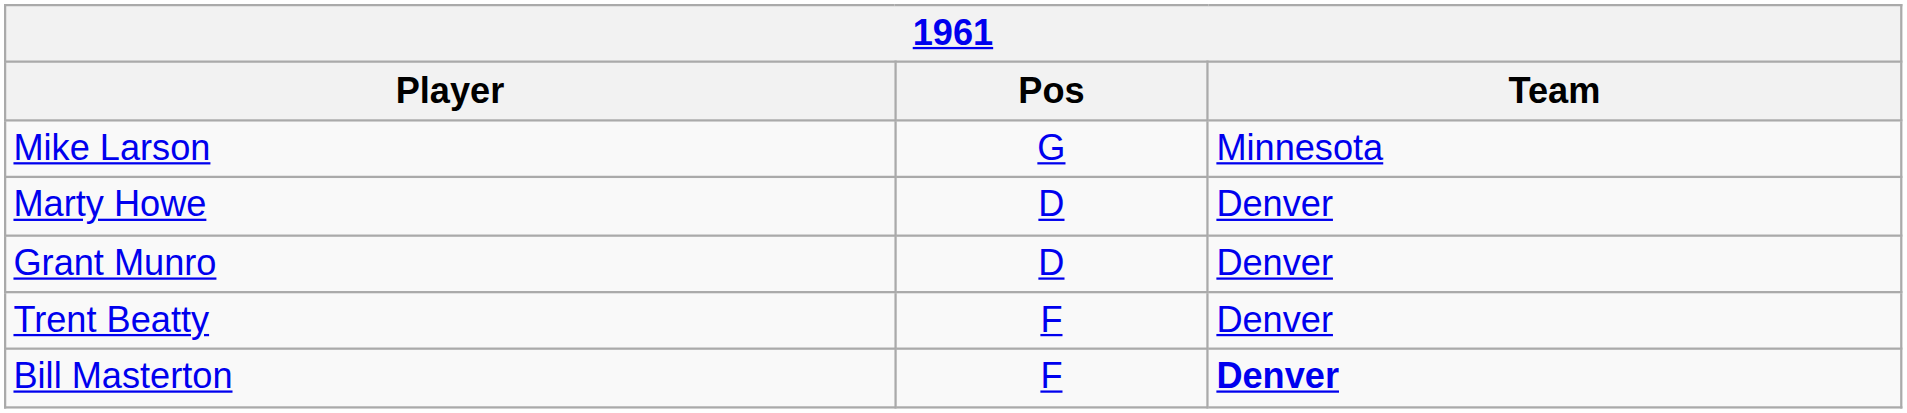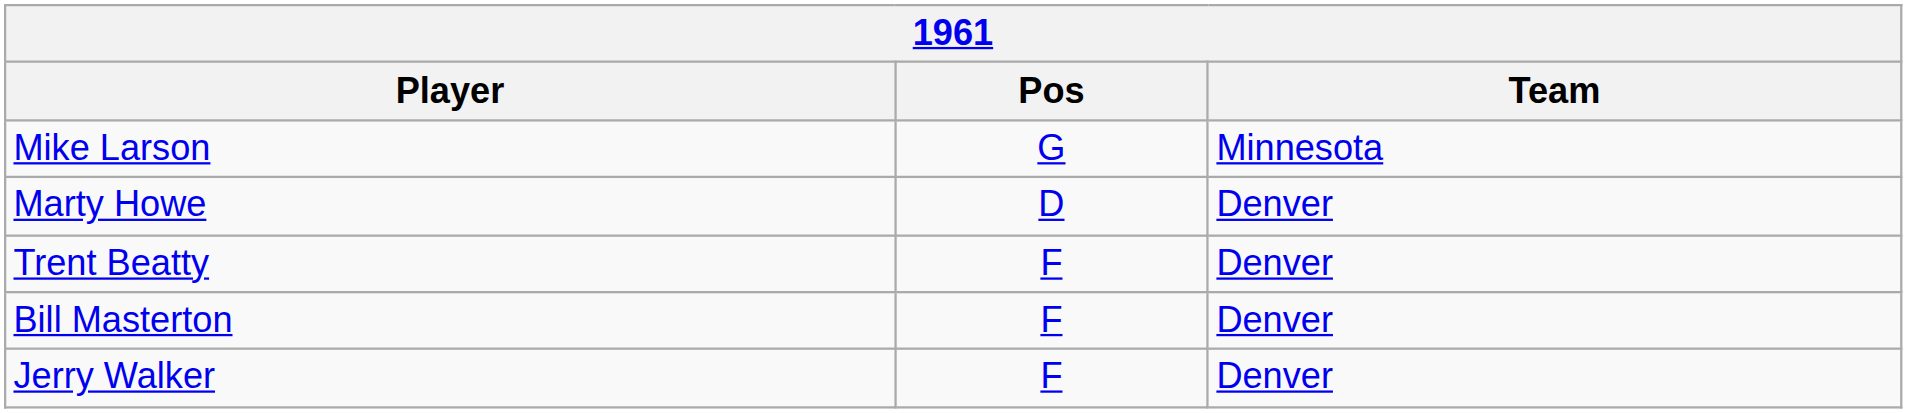- row: (115, 262)
(1278, 377) bold -> (1275, 319) normal
+ row: (114, 377)
